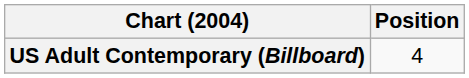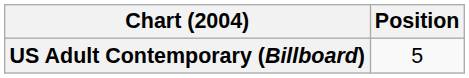(417, 55) 4 -> (417, 55) 5
